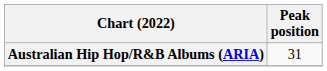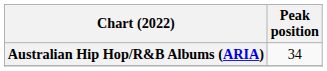(295, 54) 31 -> (295, 54) 34
